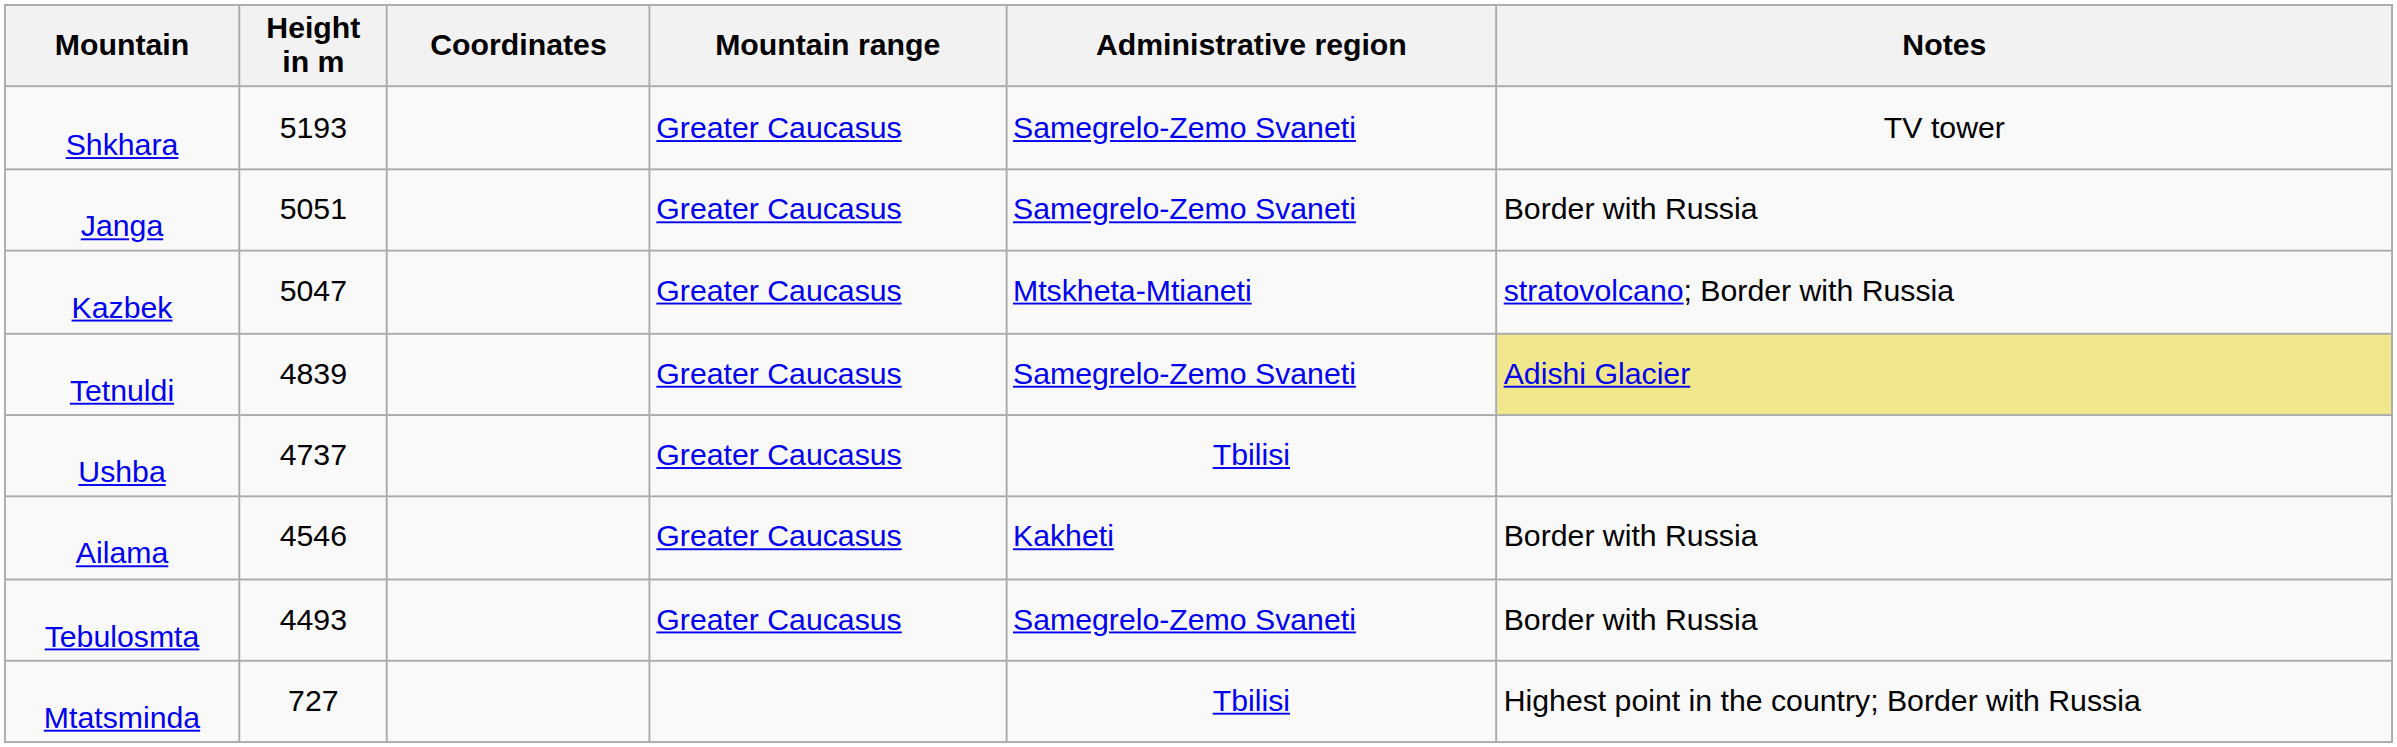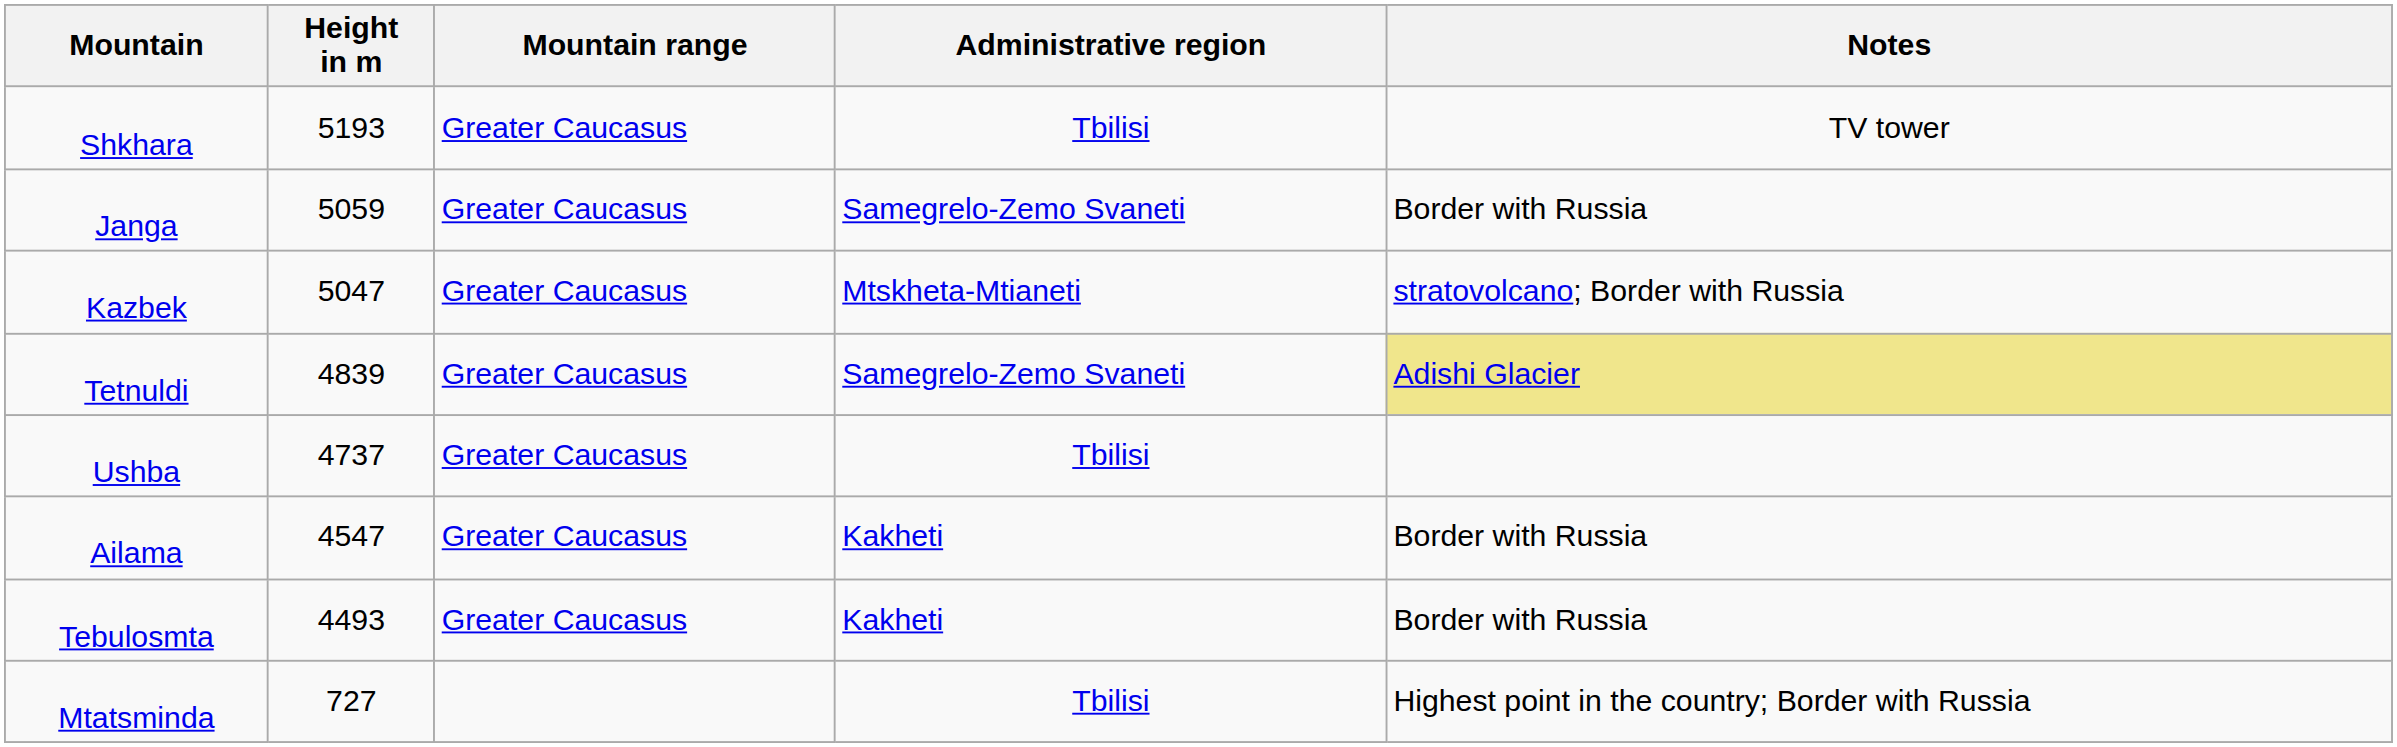- column: (518, 45)
(1184, 127) Samegrelo-Zemo Svaneti -> (1111, 127) Tbilisi
(313, 209) 5051 -> (351, 209) 5059
(313, 537) 4546 -> (351, 537) 4547
(1184, 619) Samegrelo-Zemo Svaneti -> (893, 619) Kakheti
